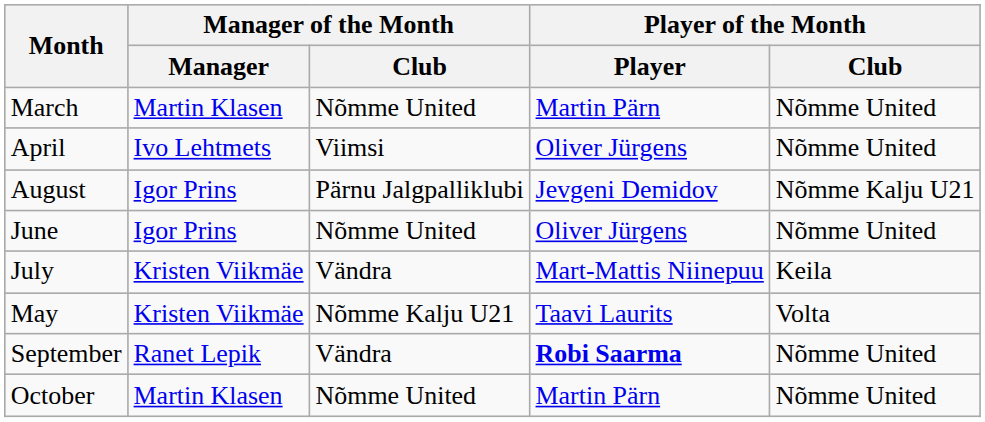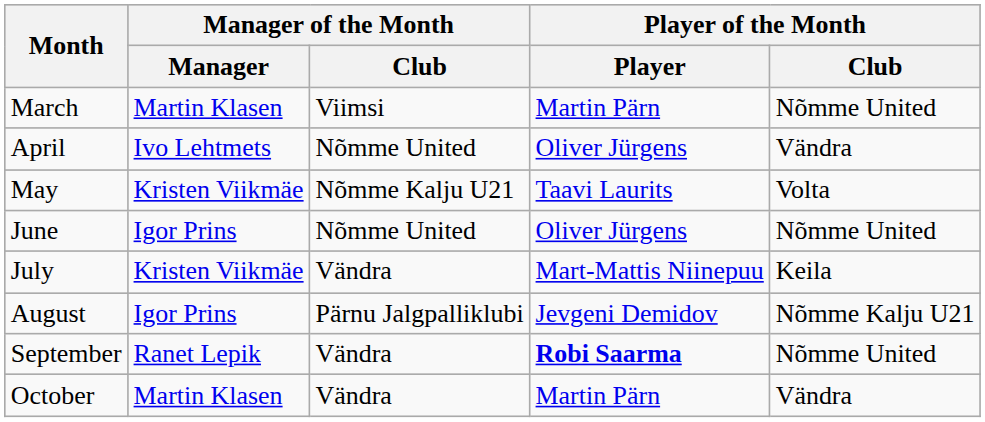(396, 107) Nõmme United -> (350, 107) Viimsi
(350, 148) Viimsi -> (396, 148) Nõmme United
(856, 148) Nõmme United -> (814, 148) Vändra
rows swapped: (35, 312) <-> (48, 189)
(396, 395) Nõmme United -> (354, 395) Vändra
(856, 395) Nõmme United -> (814, 395) Vändra
